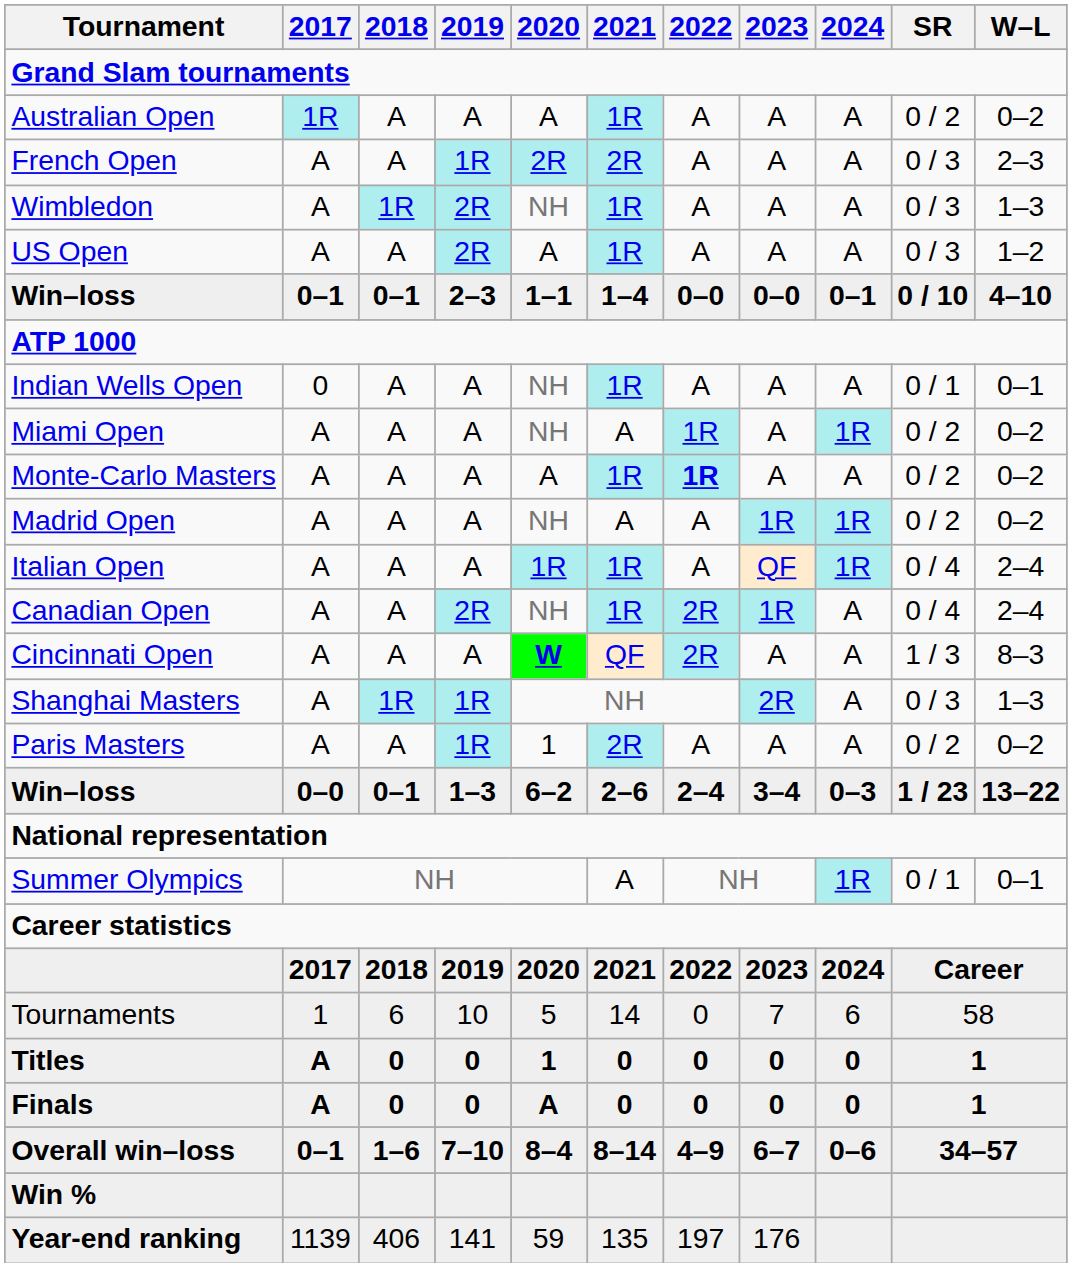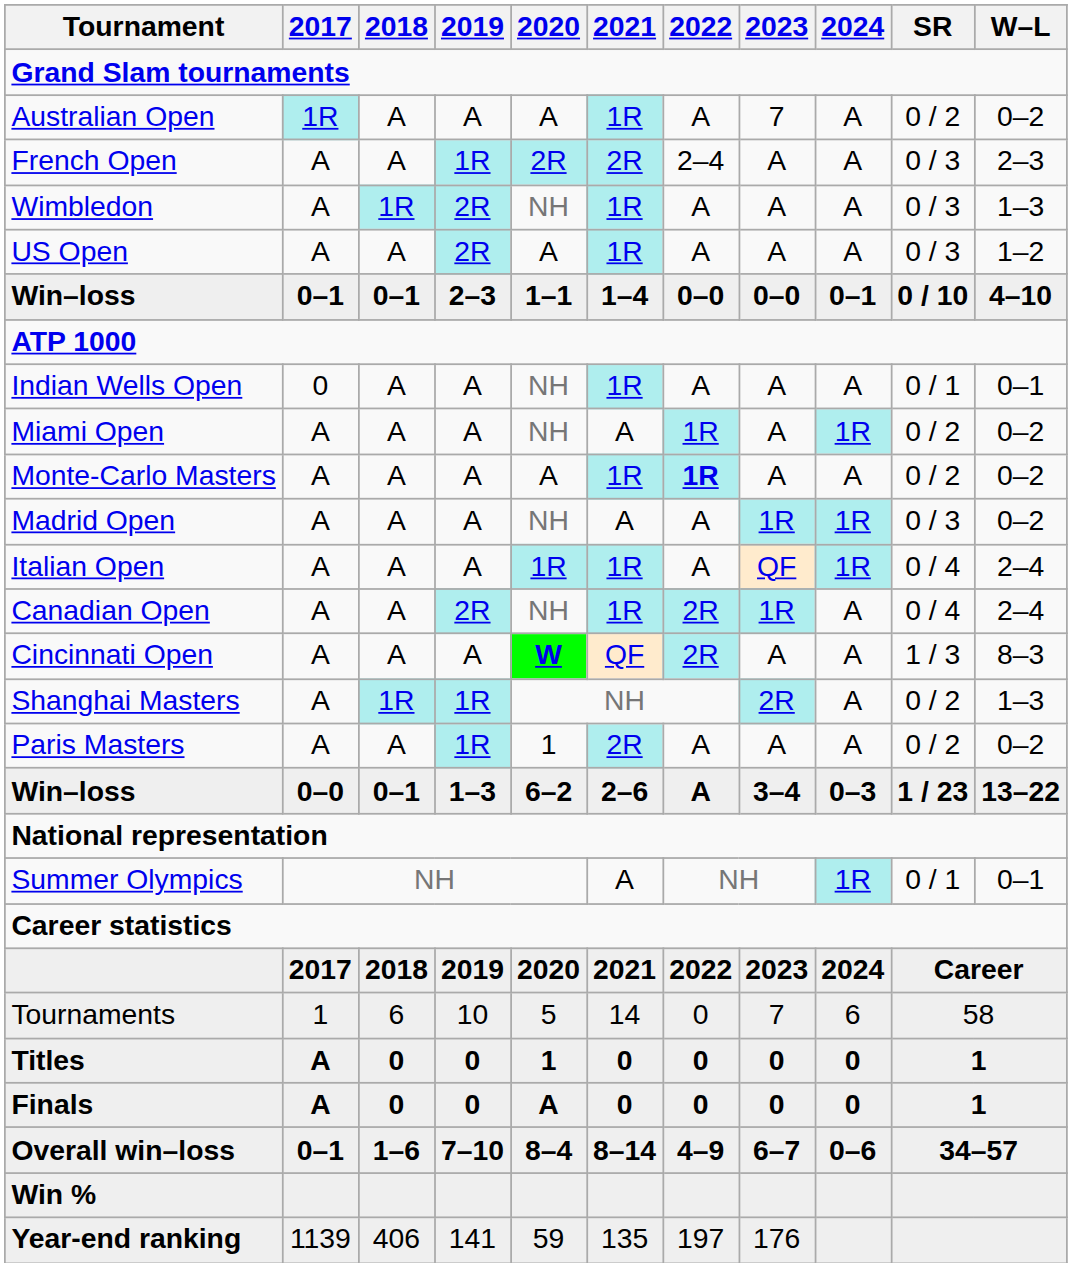(777, 116) A -> (777, 116) 7
(701, 161) A -> (701, 161) 2–4
(933, 521) 0 / 2 -> (933, 521) 0 / 3
(933, 700) 0 / 3 -> (933, 700) 0 / 2
(701, 790) 2–4 -> (701, 790) A
